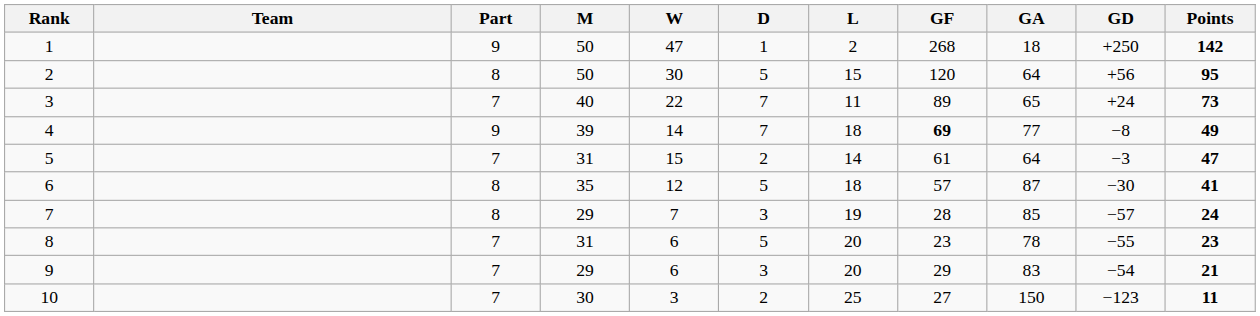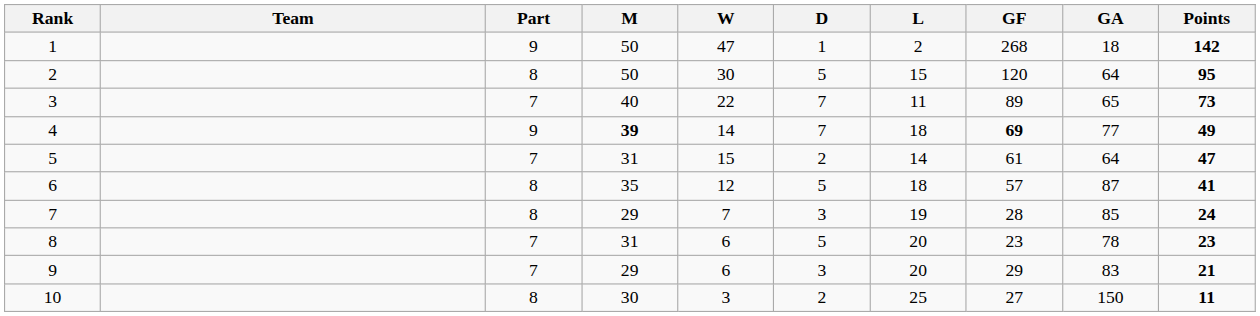- column: (1121, 18)
(585, 130) normal -> (630, 130) bold
(496, 297) 7 -> (533, 297) 8
